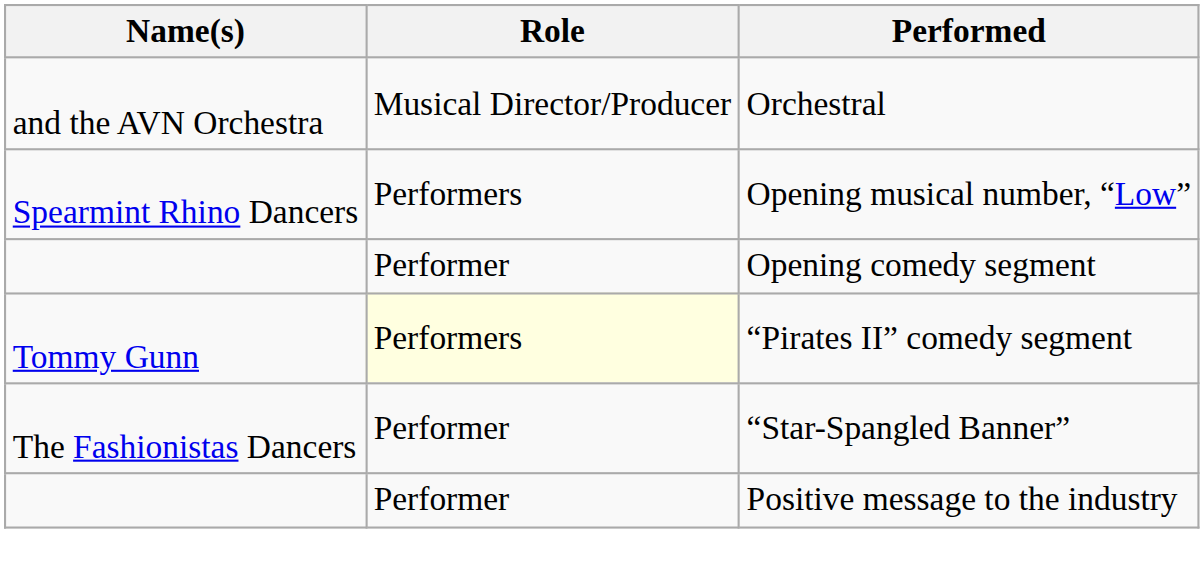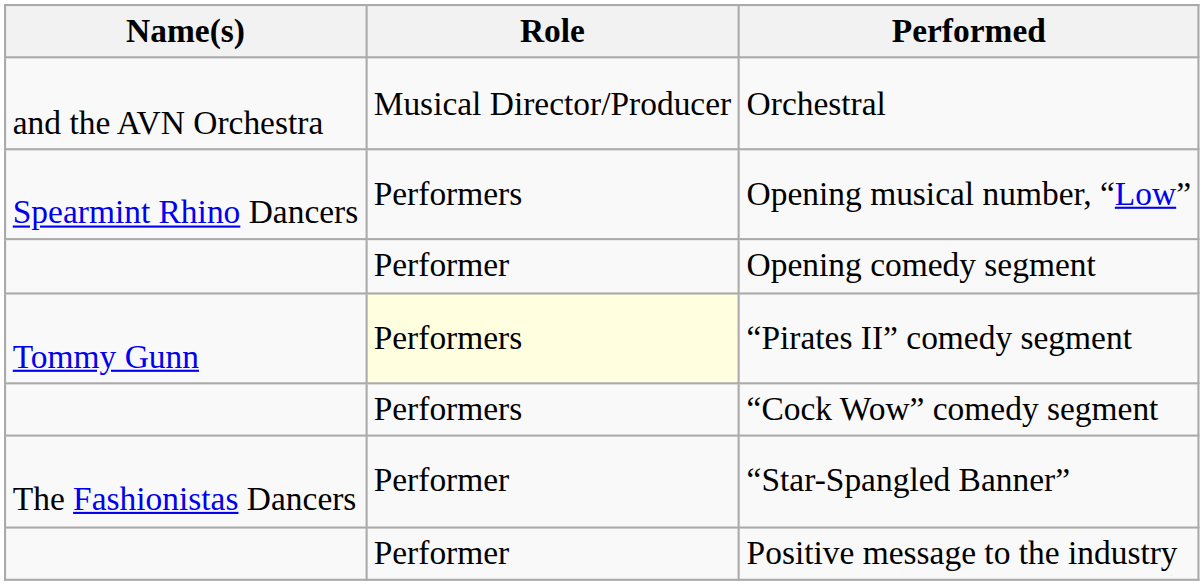+ row: (953, 409)
